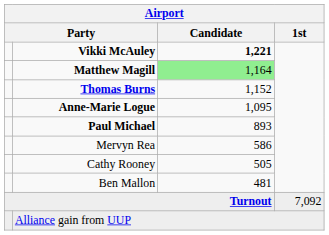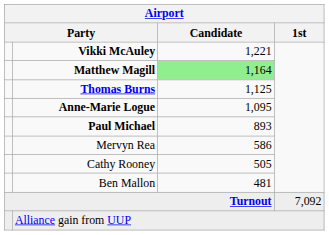(258, 51) bold -> (258, 51) normal
(258, 88) 1,152 -> (258, 88) 1,125
